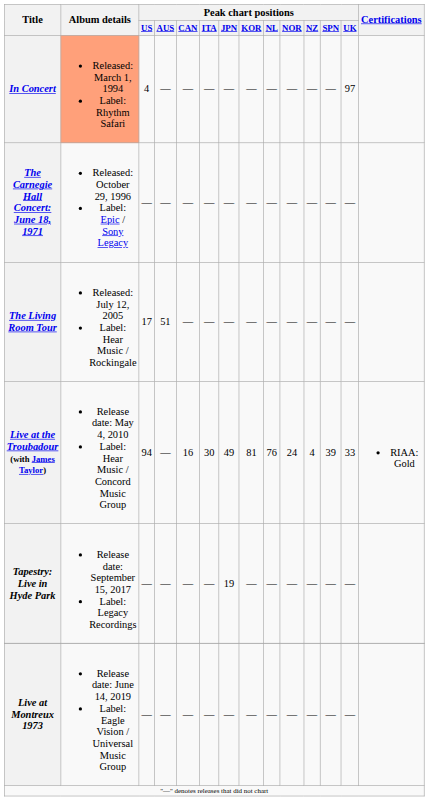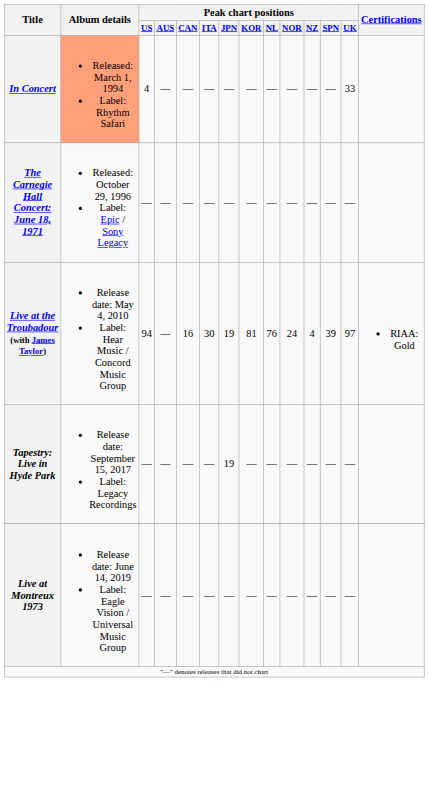(350, 89) 97 -> (350, 89) 33
- row: (33, 321)
(229, 452) 49 -> (229, 333) 19
(350, 452) 33 -> (350, 333) 97
